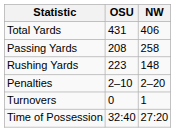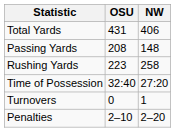(150, 48) 258 -> (150, 48) 148
(150, 65) 148 -> (150, 65) 258
rows swapped: (30, 83) <-> (55, 118)
